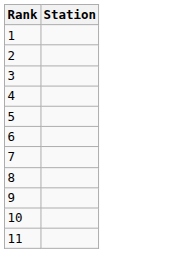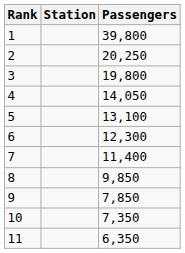+ column: (140, 15)
